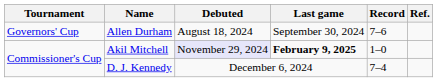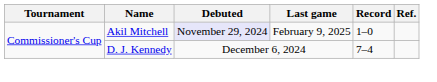- row: (139, 31)
(315, 49) bold -> (312, 31) normal
